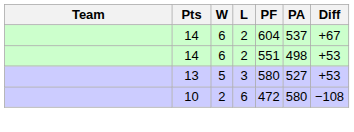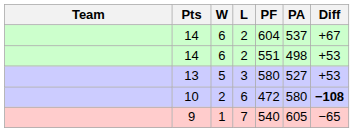(329, 96) normal -> (329, 96) bold
+ row: (192, 117)
